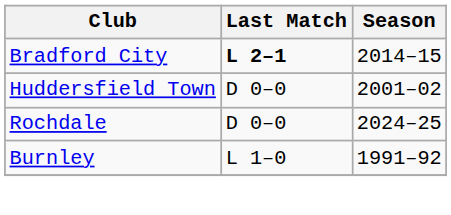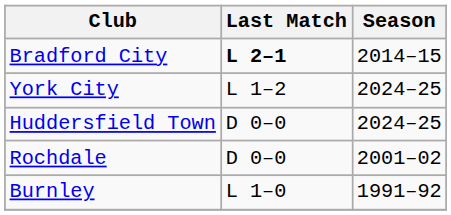+ row: (64, 90)
(399, 90) 2001–02 -> (399, 124) 2024–25
(399, 124) 2024–25 -> (399, 158) 2001–02
